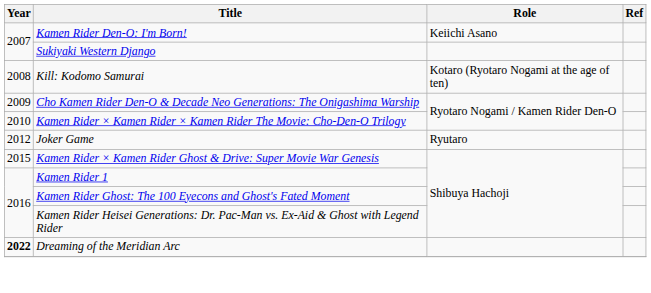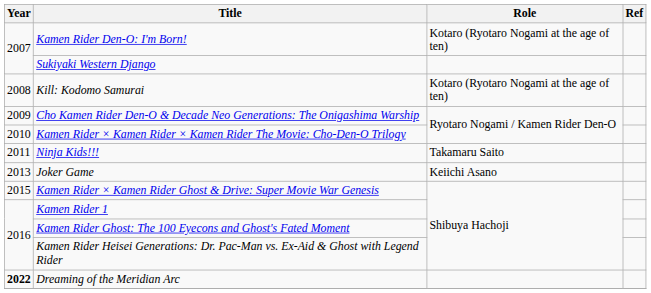(463, 32) Keiichi Asano -> (519, 39) Kotaro (Ryotaro Nogami at the age of ten)
+ row: (68, 153)
(19, 139) 2012 -> (19, 171) 2013
(449, 139) Ryutaro -> (463, 171) Keiichi Asano
